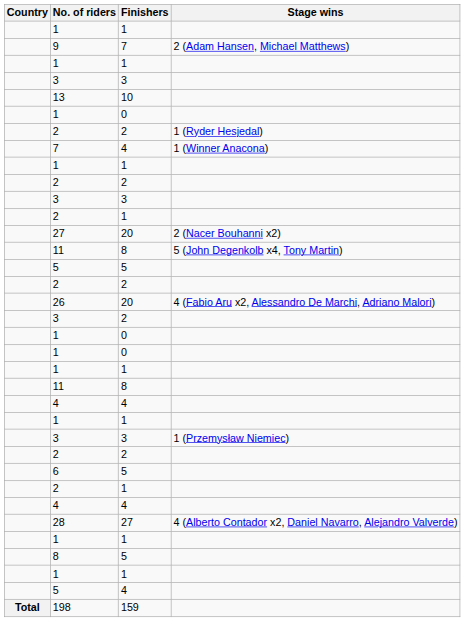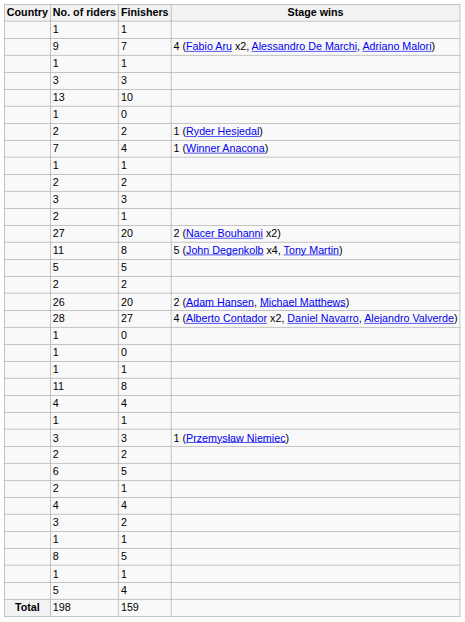(261, 47) 2 (Adam Hansen, Michael Matthews) -> (304, 47) 4 (Fabio Aru x2, Alessandro De Marchi, Adriano Malori)
(304, 302) 4 (Fabio Aru x2, Alessandro De Marchi, Adriano Malori) -> (261, 302) 2 (Adam Hansen, Michael Matthews)
rows swapped: (56, 319) <-> (59, 523)
